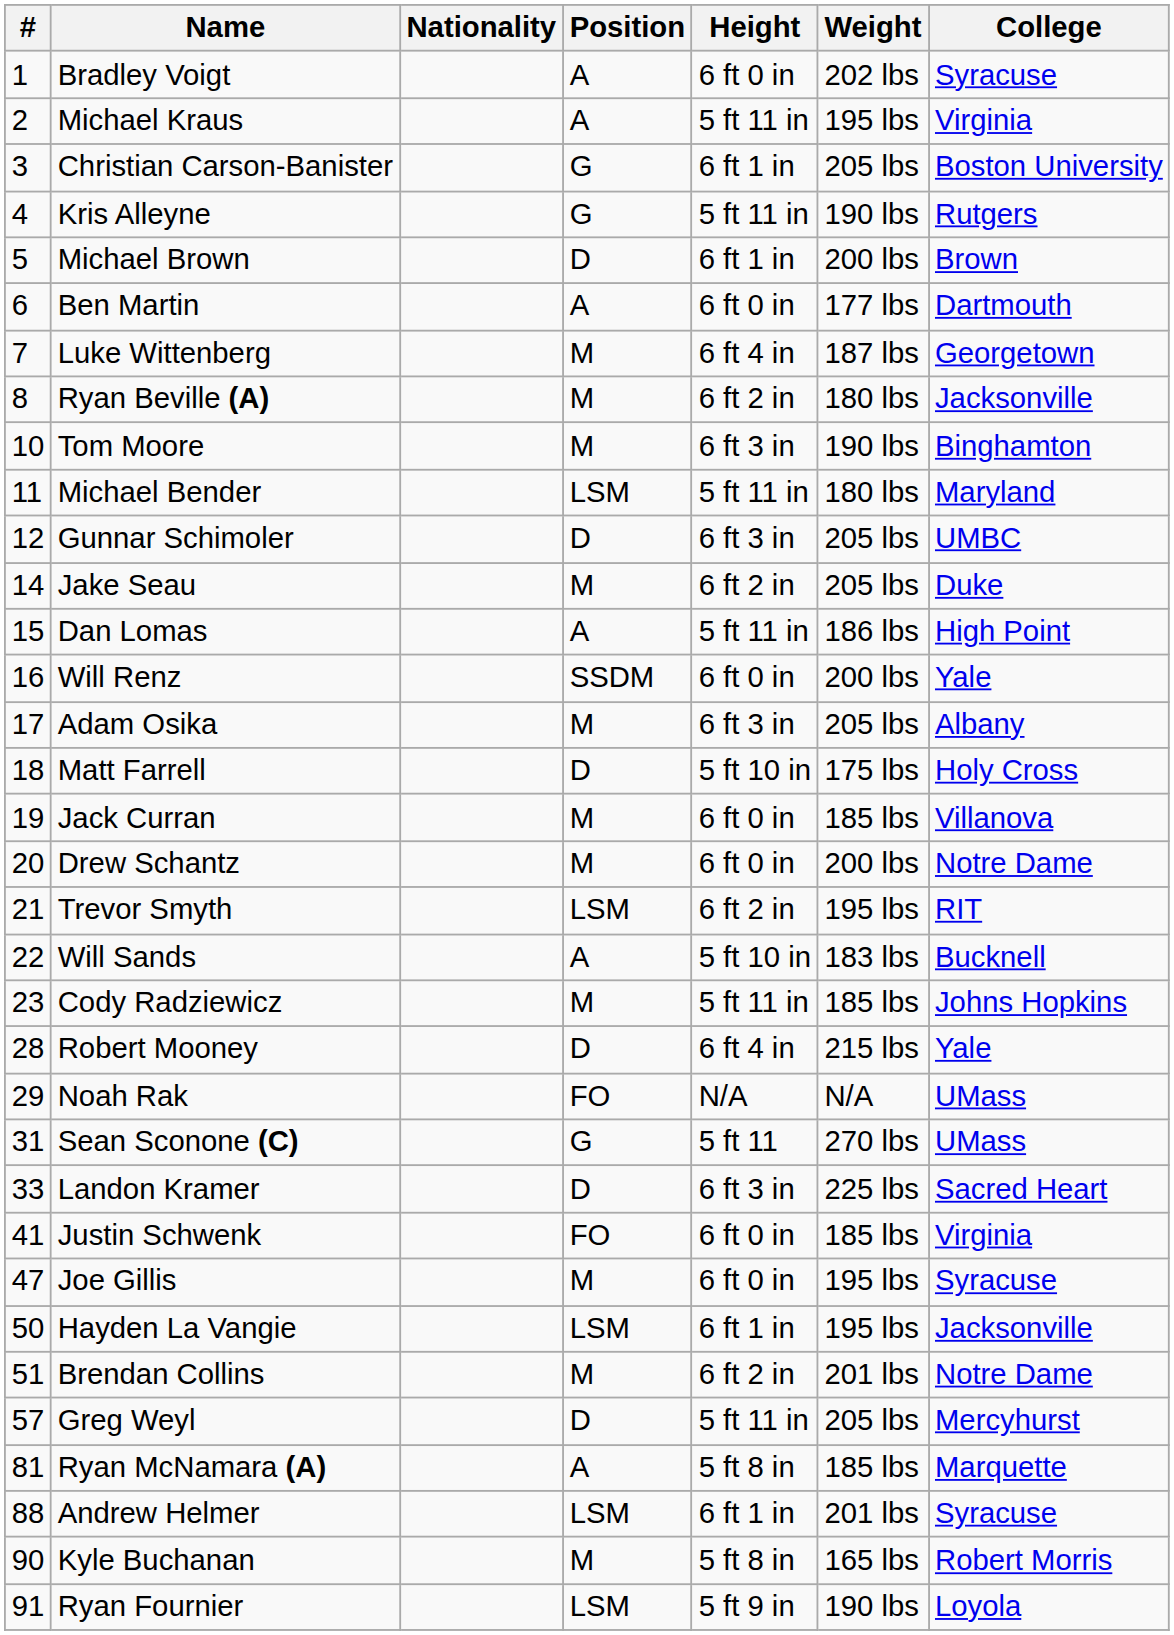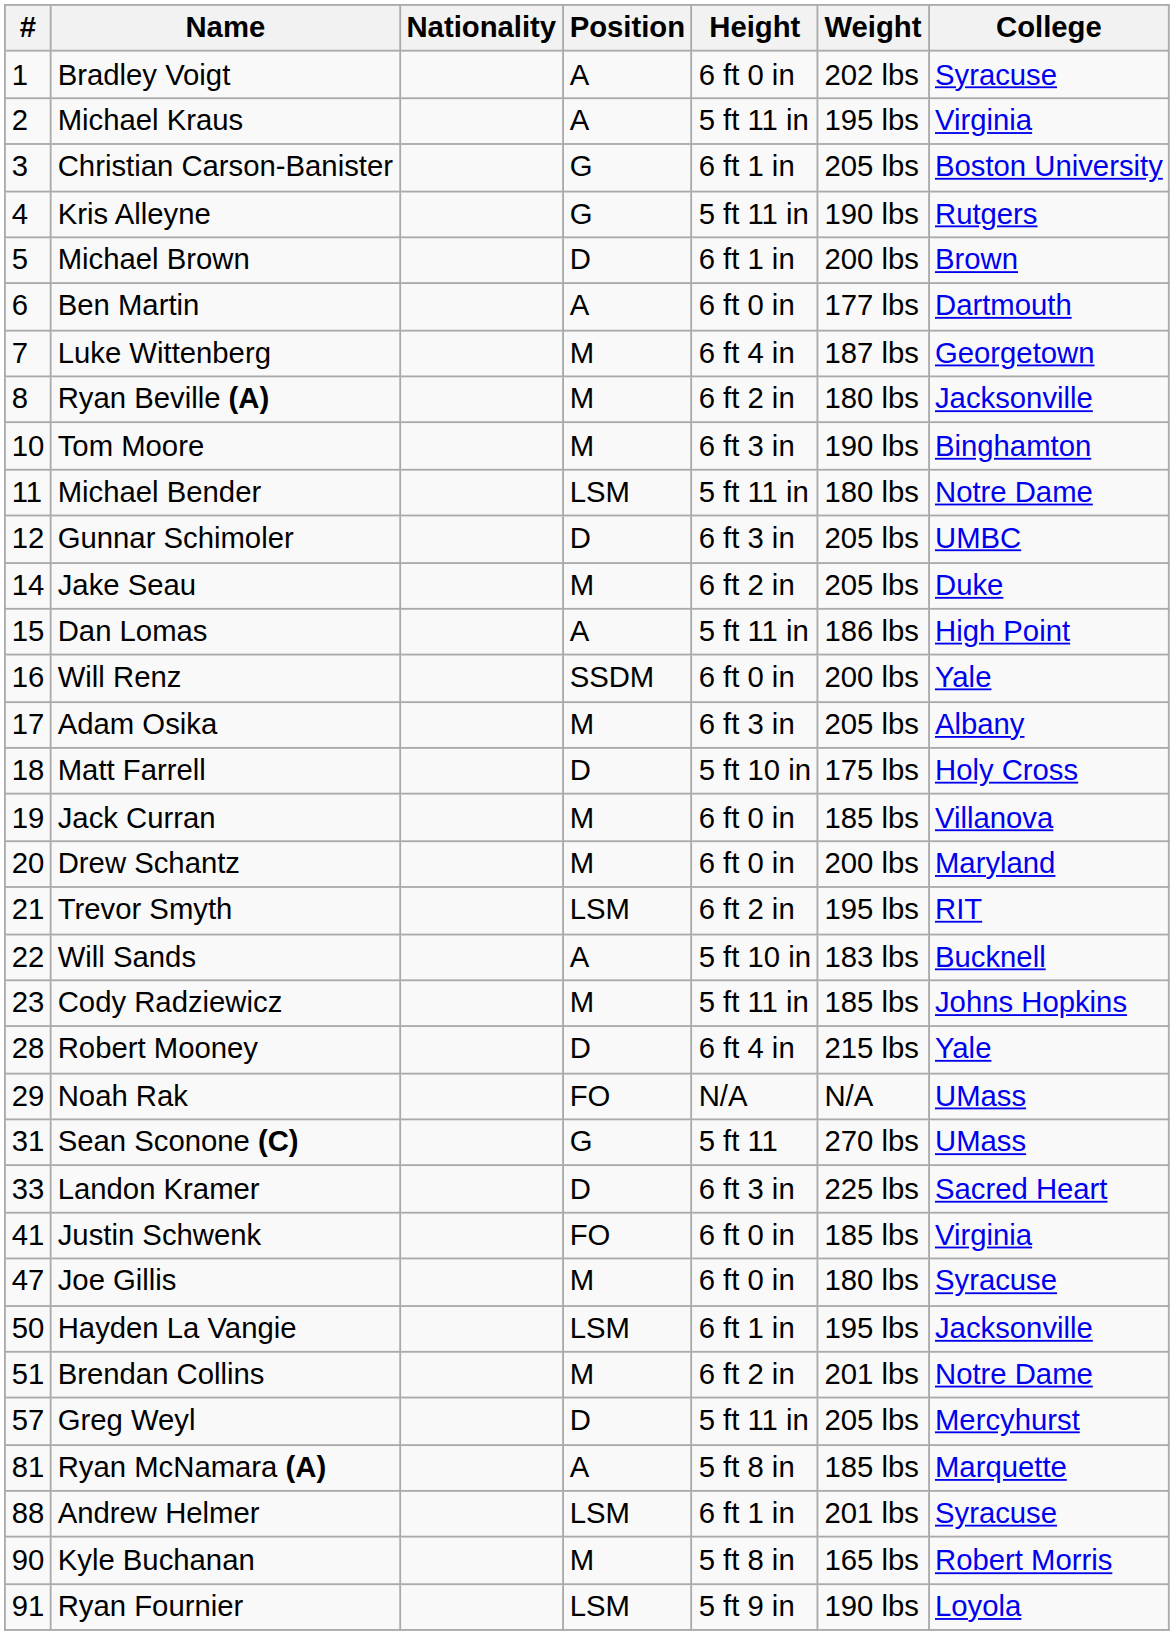(995, 492) Maryland -> (1014, 492) Notre Dame
(1014, 863) Notre Dame -> (995, 863) Maryland
(872, 1281) 195 lbs -> (872, 1281) 180 lbs
